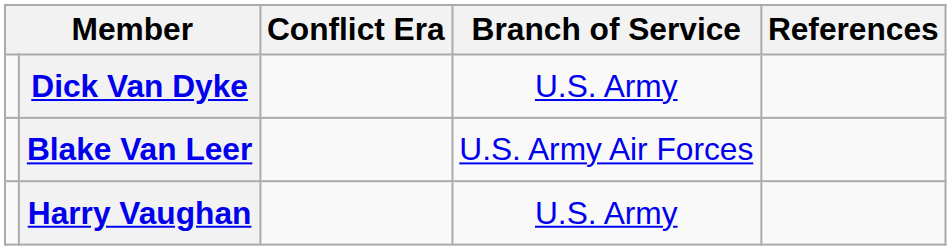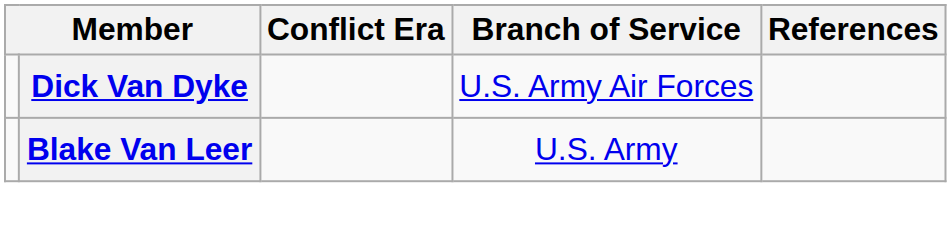(606, 86) U.S. Army -> (606, 86) U.S. Army Air Forces
(606, 149) U.S. Army Air Forces -> (606, 149) U.S. Army
- row: (140, 213)
